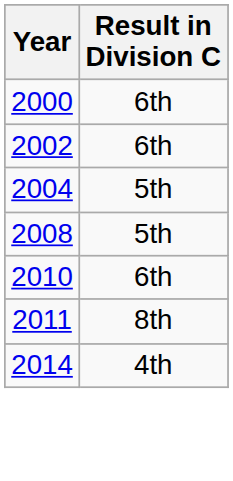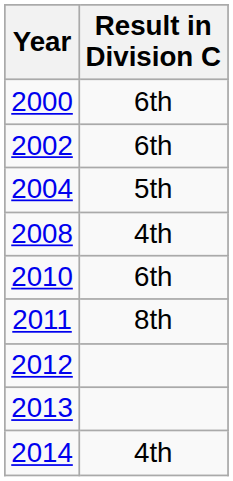(153, 233) 5th -> (153, 233) 4th
+ row: (42, 364)
+ row: (42, 408)
